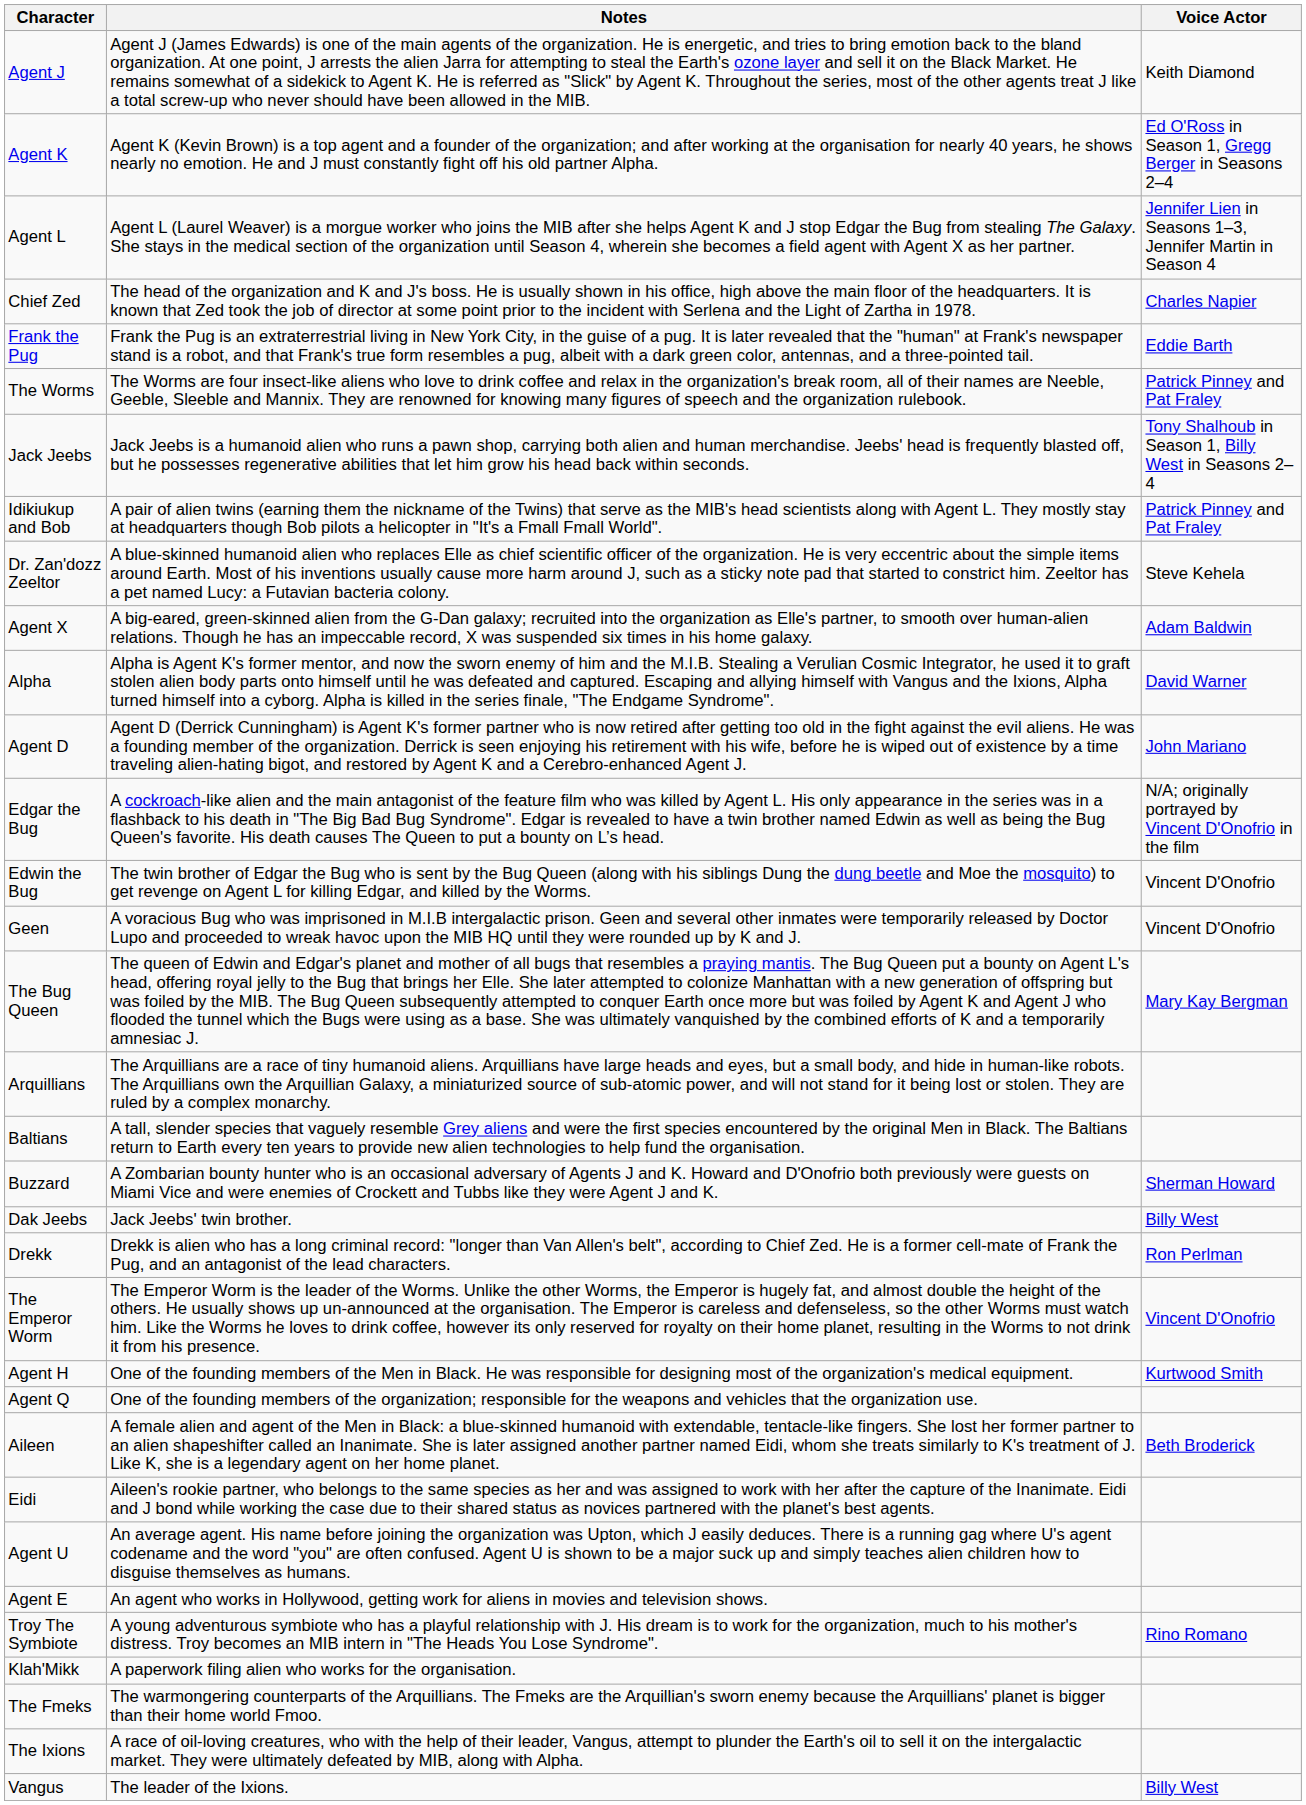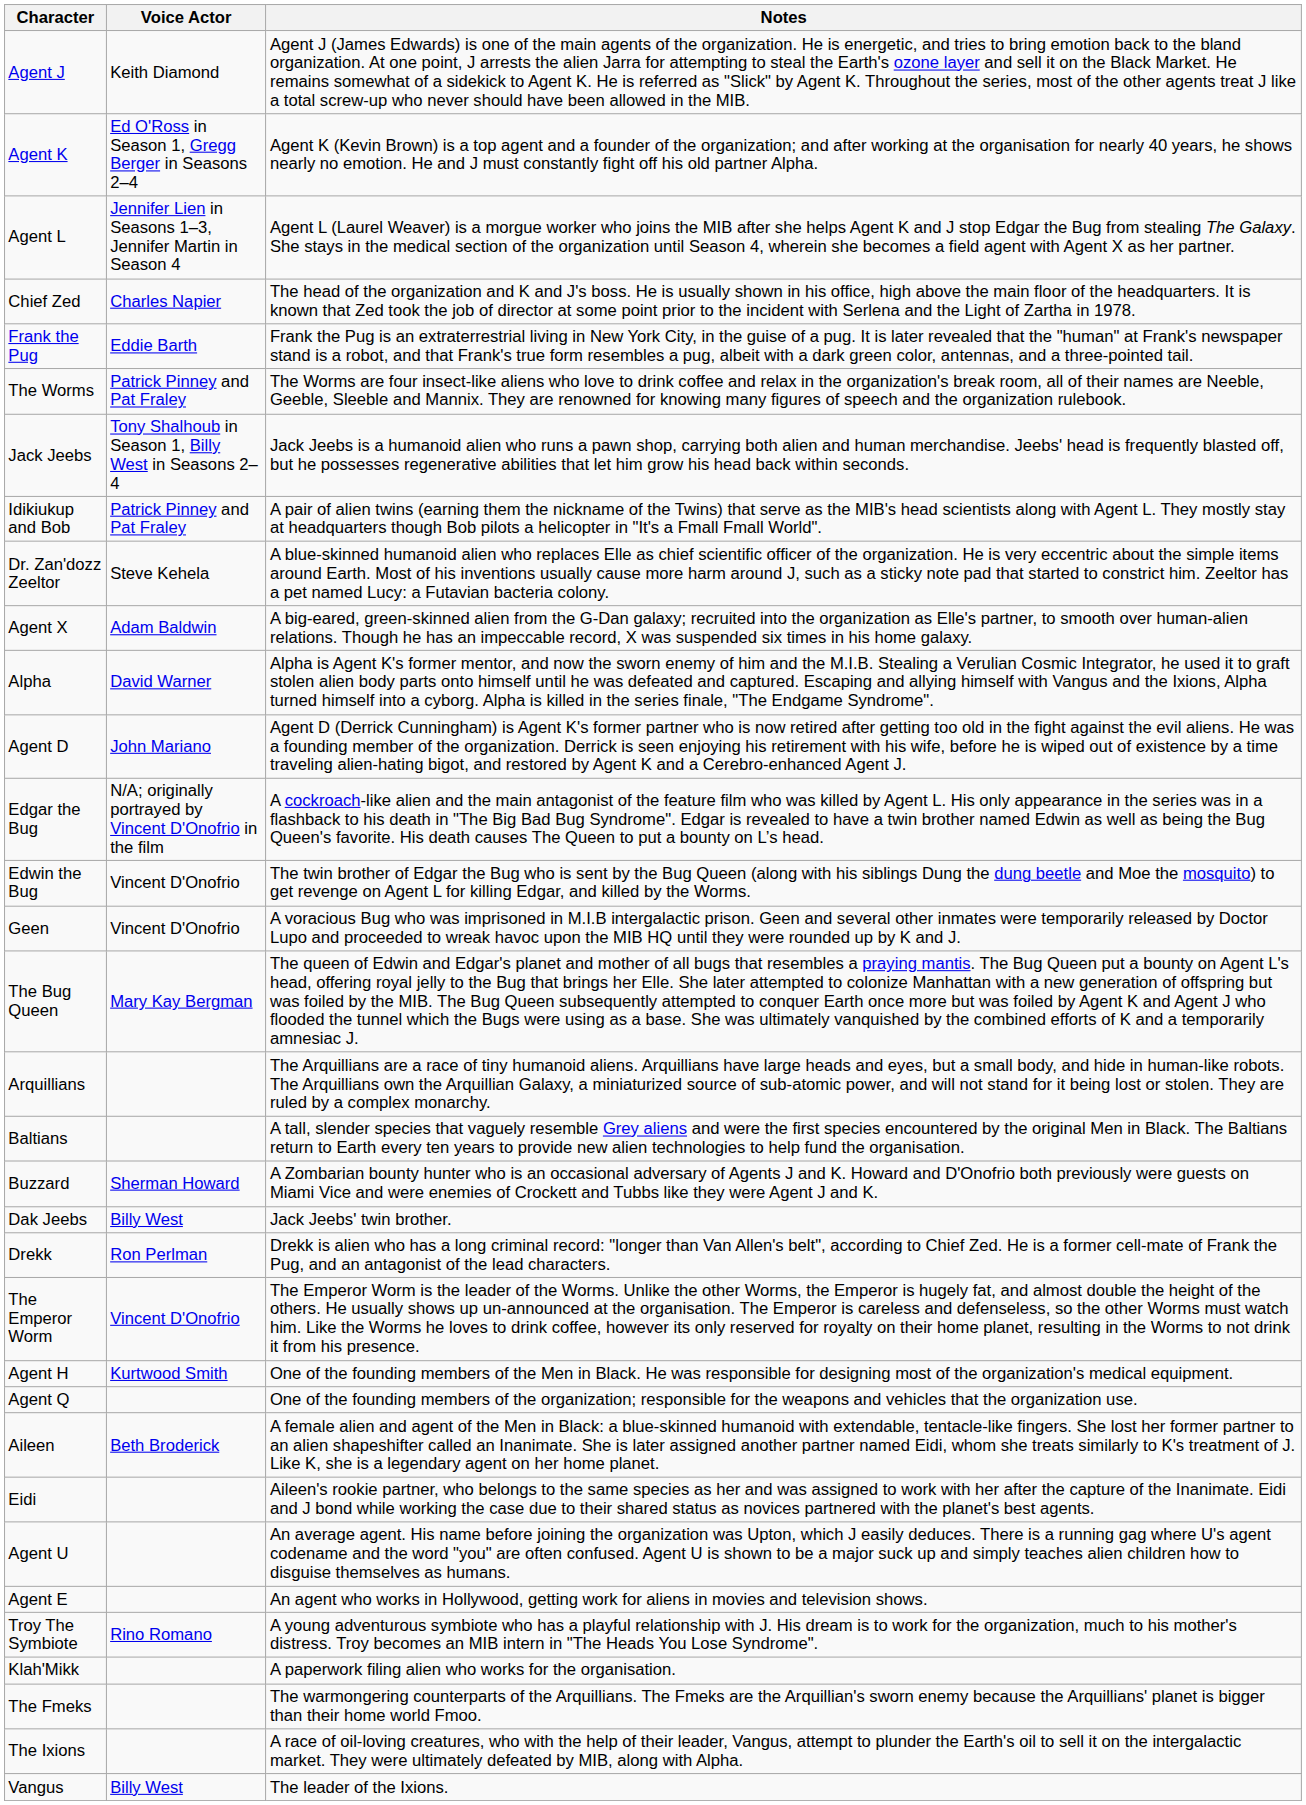columns swapped: (1222, 17) <-> (624, 17)
